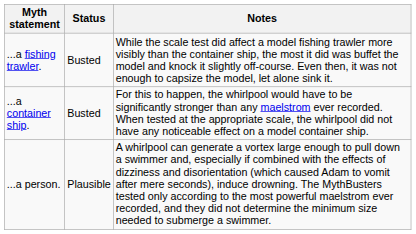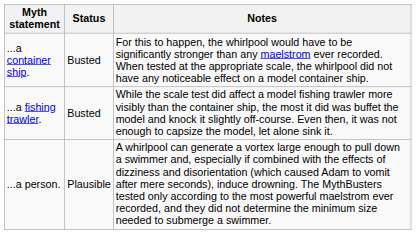rows swapped: (29, 113) <-> (31, 60)
